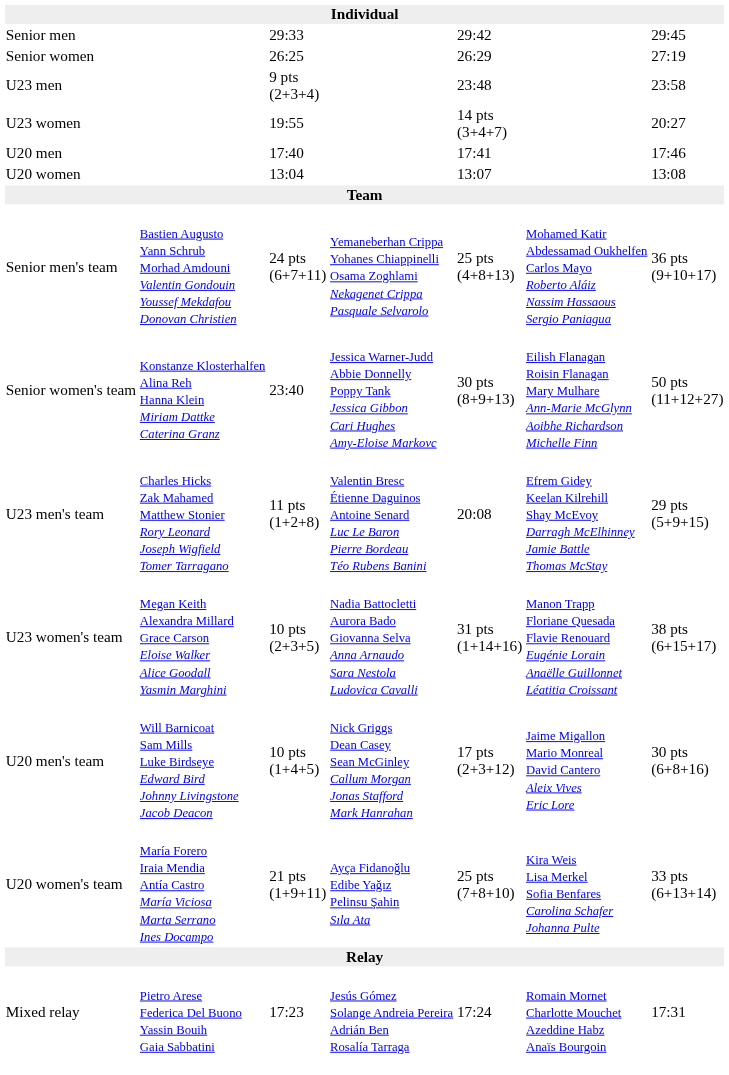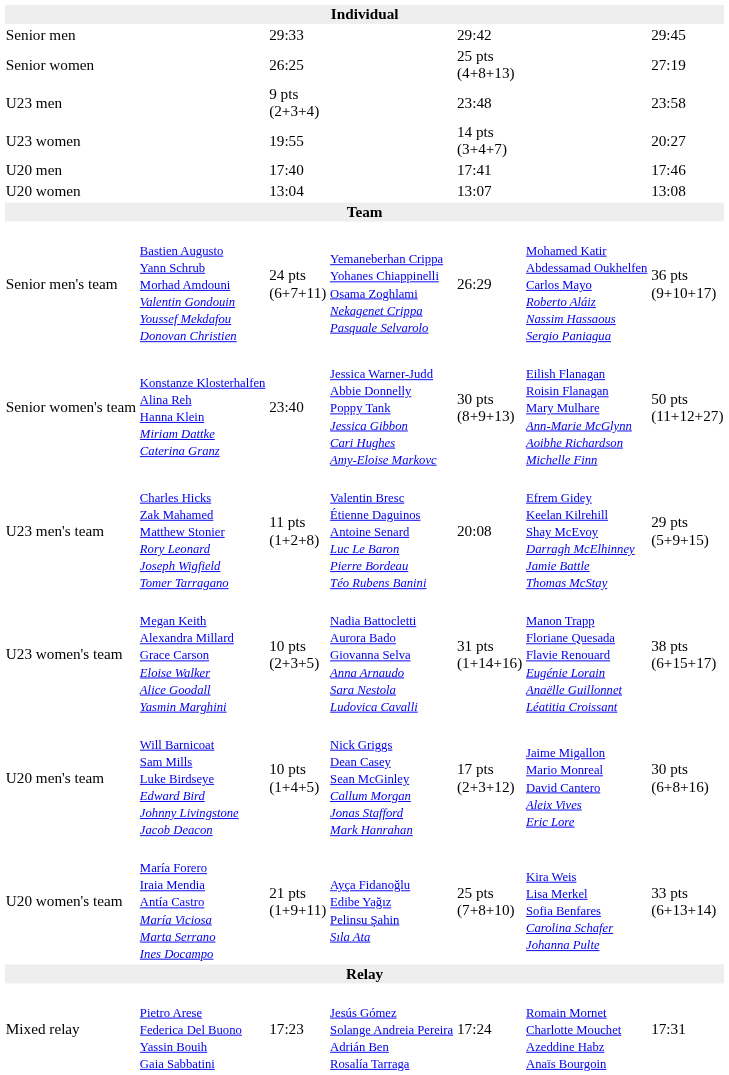(474, 56) 26:29 -> (486, 64) 25 pts (4+8+13)
(486, 267) 25 pts (4+8+13) -> (474, 284) 26:29
